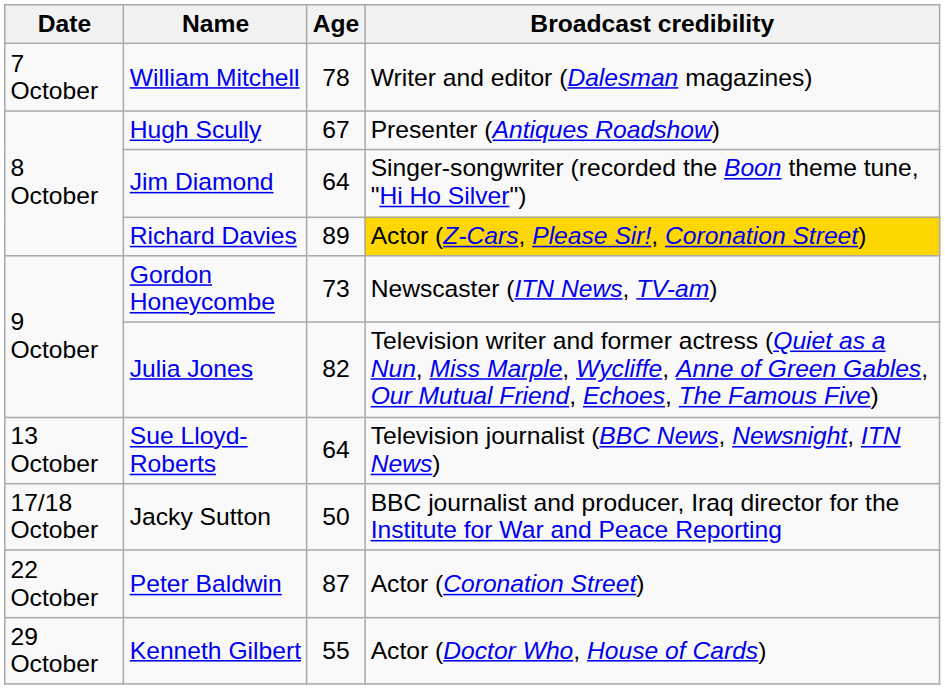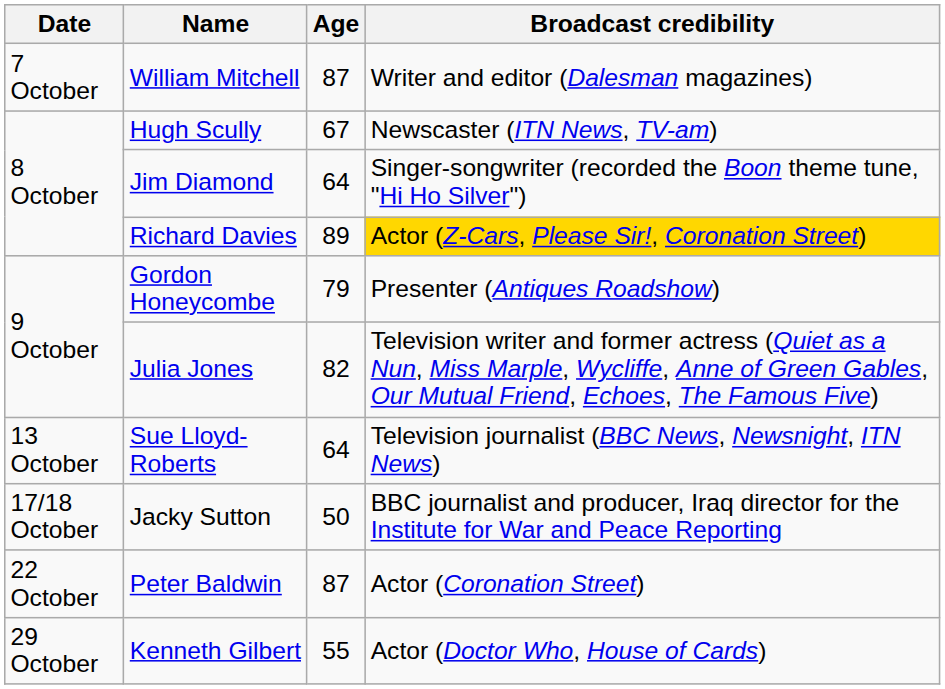(336, 76) 78 -> (336, 76) 87
(545, 129) Presenter (Antiques Roadshow) -> (544, 129) Newscaster (ITN News, TV-am)
(336, 288) 73 -> (336, 288) 79
(544, 288) Newscaster (ITN News, TV-am) -> (545, 288) Presenter (Antiques Roadshow)
